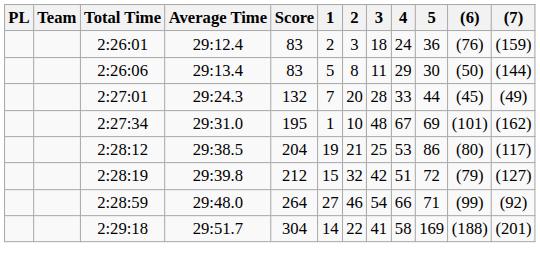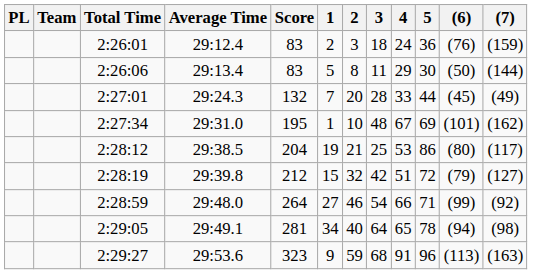+ row: (123, 228)
- row: (123, 228)
+ row: (123, 255)
